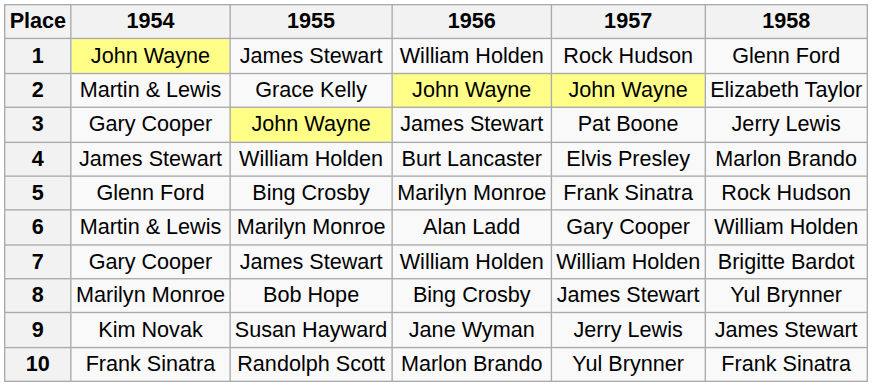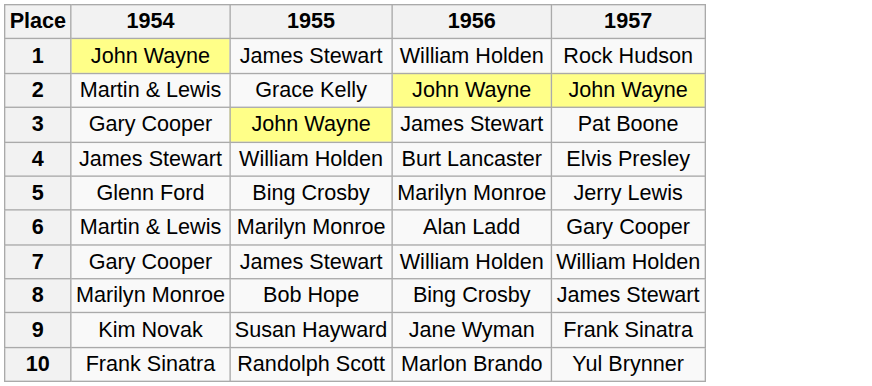- column: (786, 21)
(628, 192) Frank Sinatra -> (628, 192) Jerry Lewis
(628, 329) Jerry Lewis -> (628, 329) Frank Sinatra
